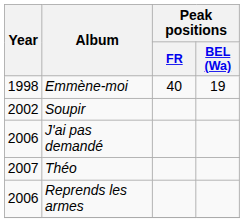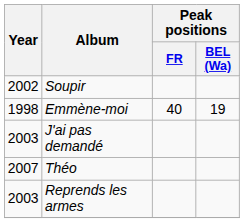rows swapped: (86, 86) <-> (65, 109)
(23, 138) 2006 -> (23, 138) 2003
(23, 198) 2006 -> (23, 198) 2003
